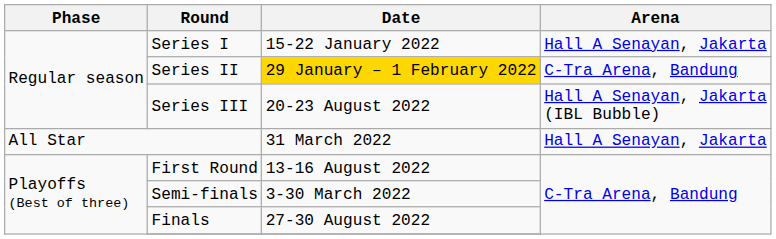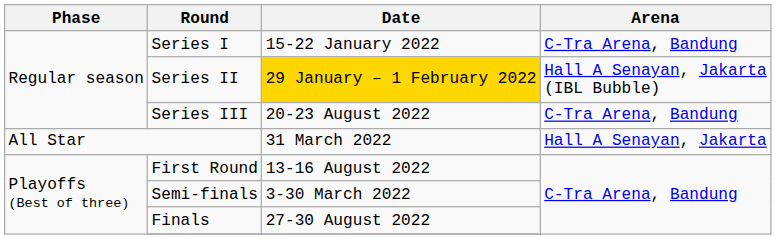(655, 44) Hall A Senayan, Jakarta -> (641, 44) C-Tra Arena, Bandung
(641, 70) C-Tra Arena, Bandung -> (655, 80) Hall A Senayan, Jakarta (IBL Bubble)
(655, 106) Hall A Senayan, Jakarta (IBL Bubble) -> (641, 115) C-Tra Arena, Bandung
